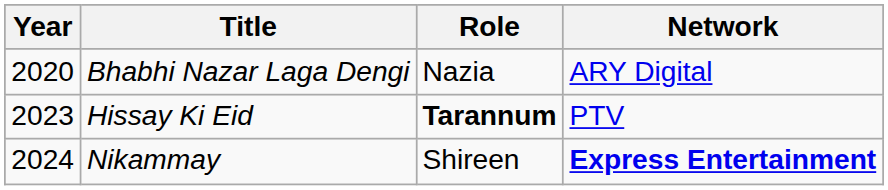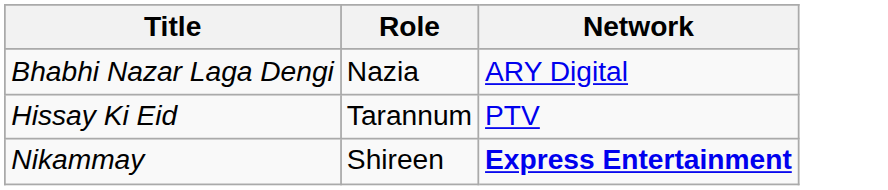- column: (43, 26)
(489, 116) bold -> (409, 116) normal
